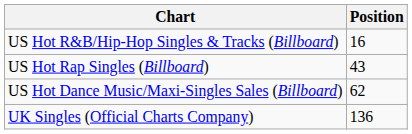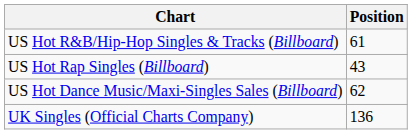(358, 41) 16 -> (358, 41) 61
